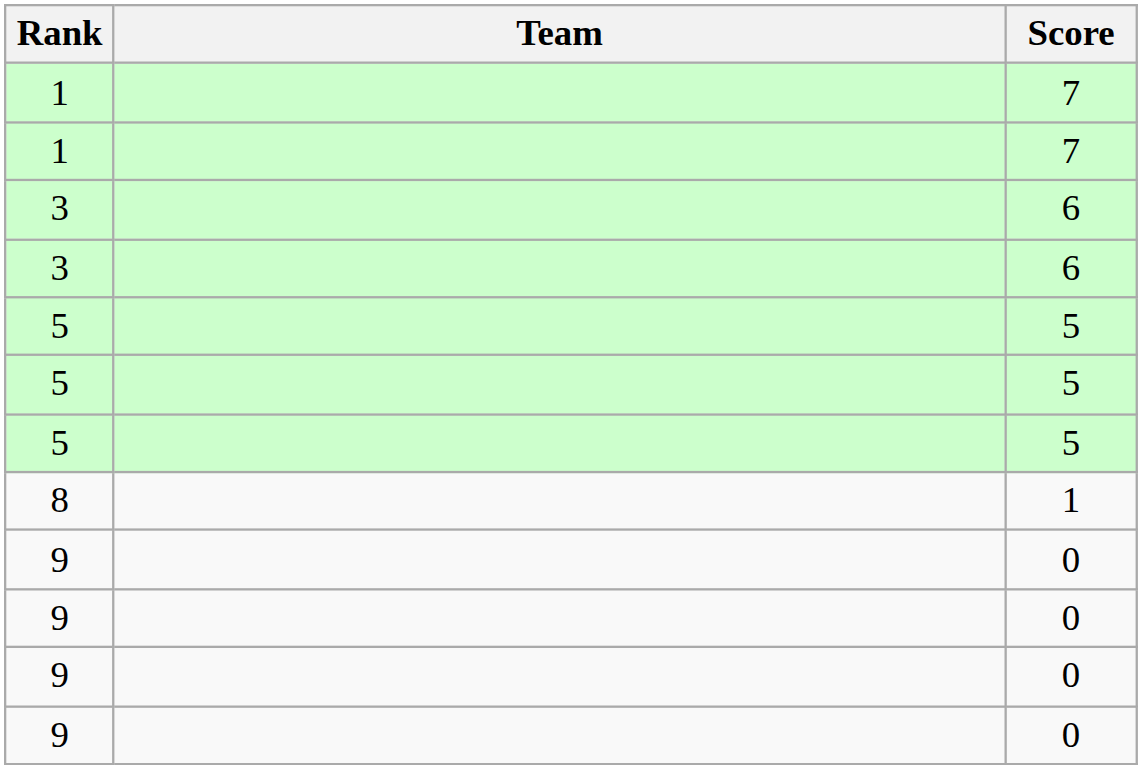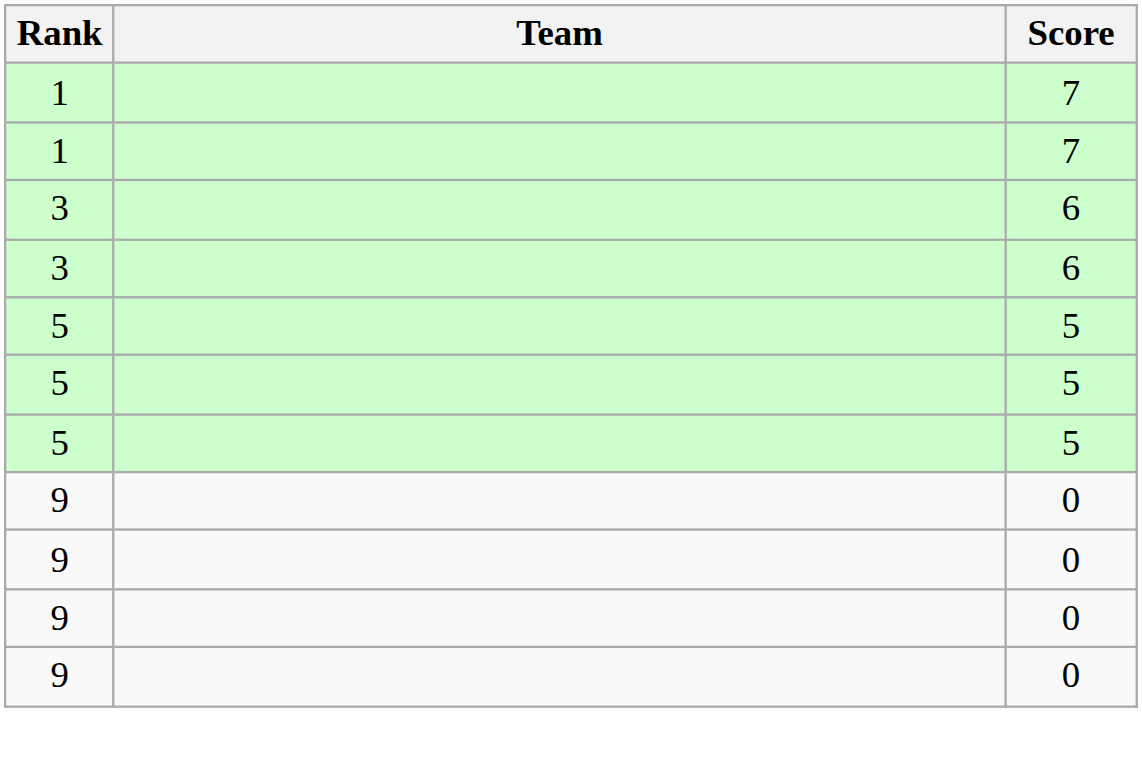- row: (60, 500)
